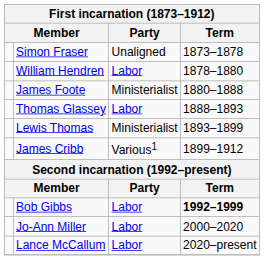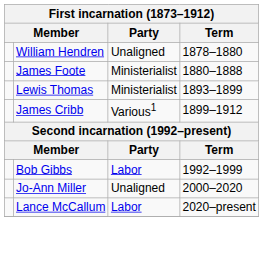- row: (52, 52)
(127, 71) Labor -> (138, 52) Unaligned
- row: (61, 109)
(213, 207) bold -> (212, 169) normal
(127, 226) Labor -> (138, 188) Unaligned
